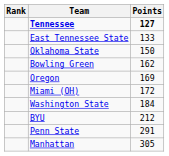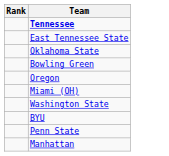- column: (147, 11)
